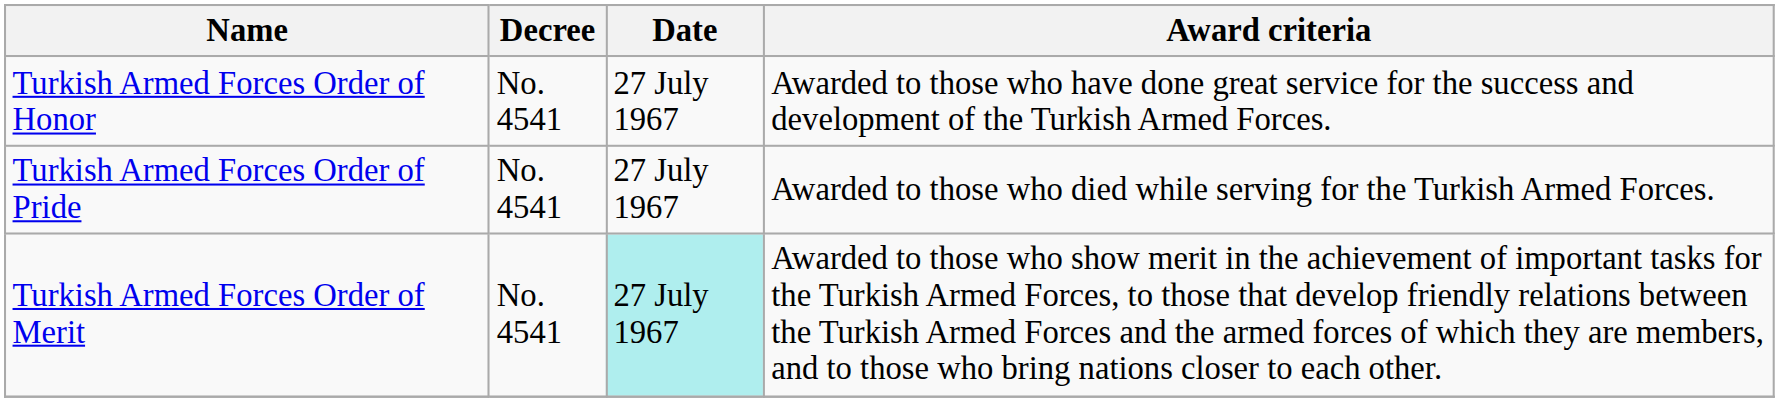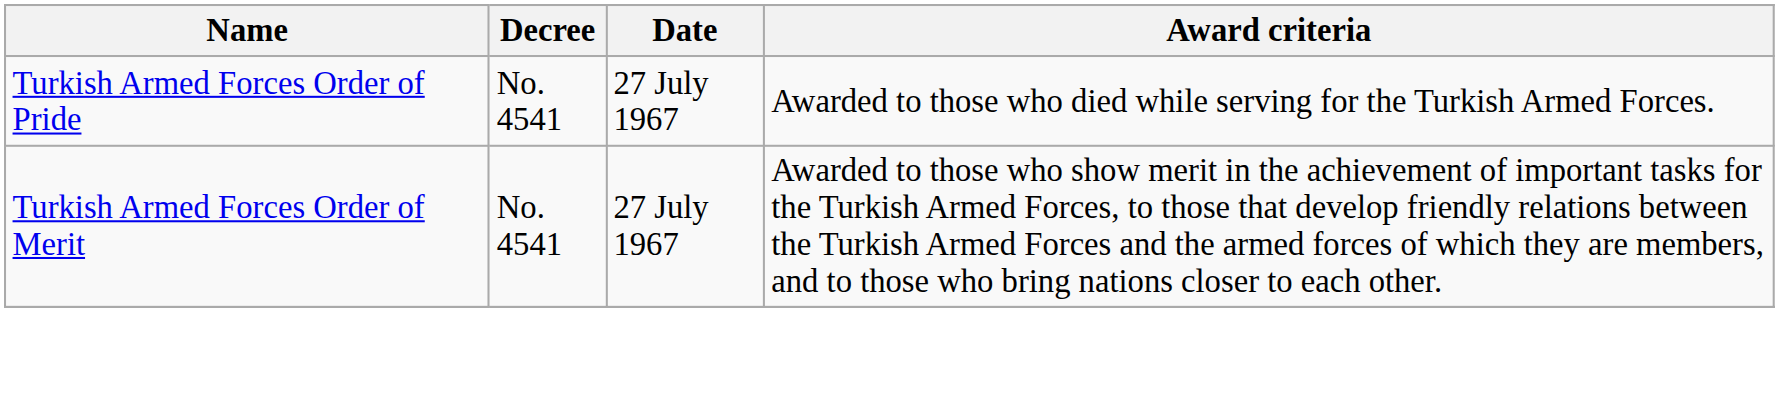- row: (219, 100)
(661, 314) paleturquoise background -> (661, 225) no background
